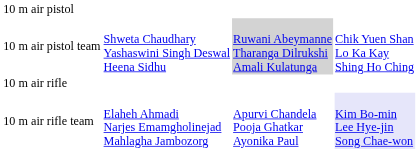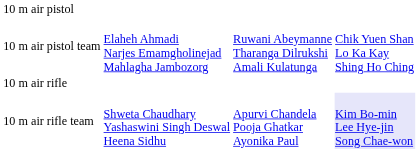(167, 53) Shweta Chaudhary Yashaswini Singh Deswal Heena Sidhu -> (163, 53) Elaheh Ahmadi Narjes Emamgholinejad Mahlagha Jambozorg
(283, 53) lightgrey background -> (283, 53) no background
(163, 127) Elaheh Ahmadi Narjes Emamgholinejad Mahlagha Jambozorg -> (167, 127) Shweta Chaudhary Yashaswini Singh Deswal Heena Sidhu
